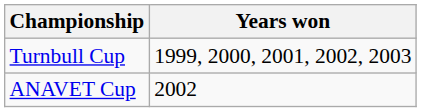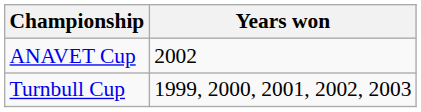rows swapped: (67, 55) <-> (73, 89)
